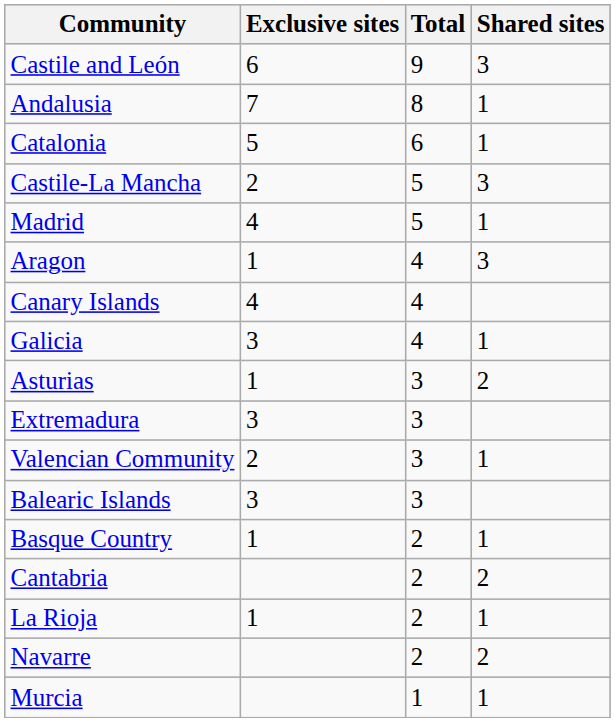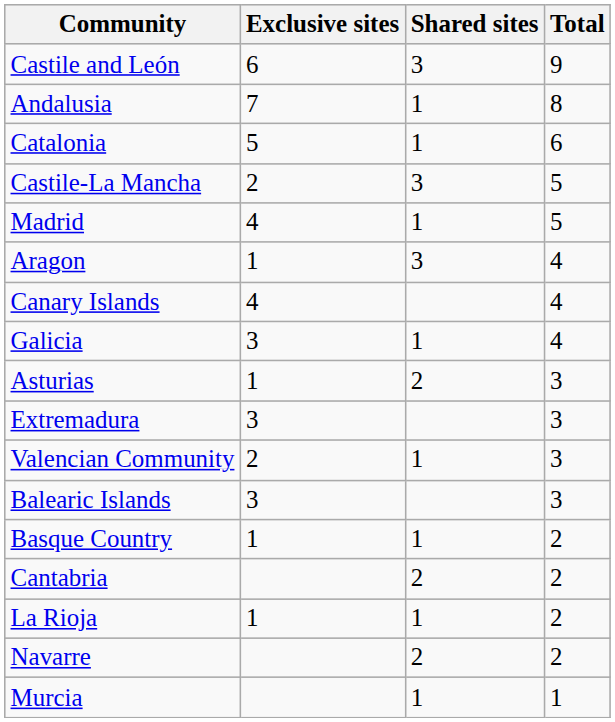columns swapped: (541, 24) <-> (438, 24)
